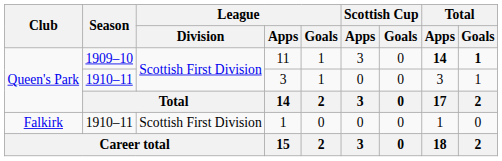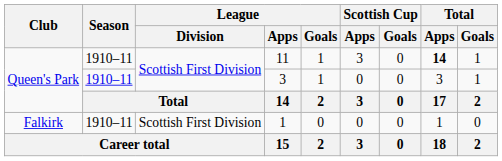(109, 58) 1909–10 -> (109, 58) 1910–11
(478, 58) bold -> (477, 58) normal
